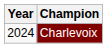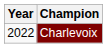(21, 33) 2024 -> (21, 33) 2022
